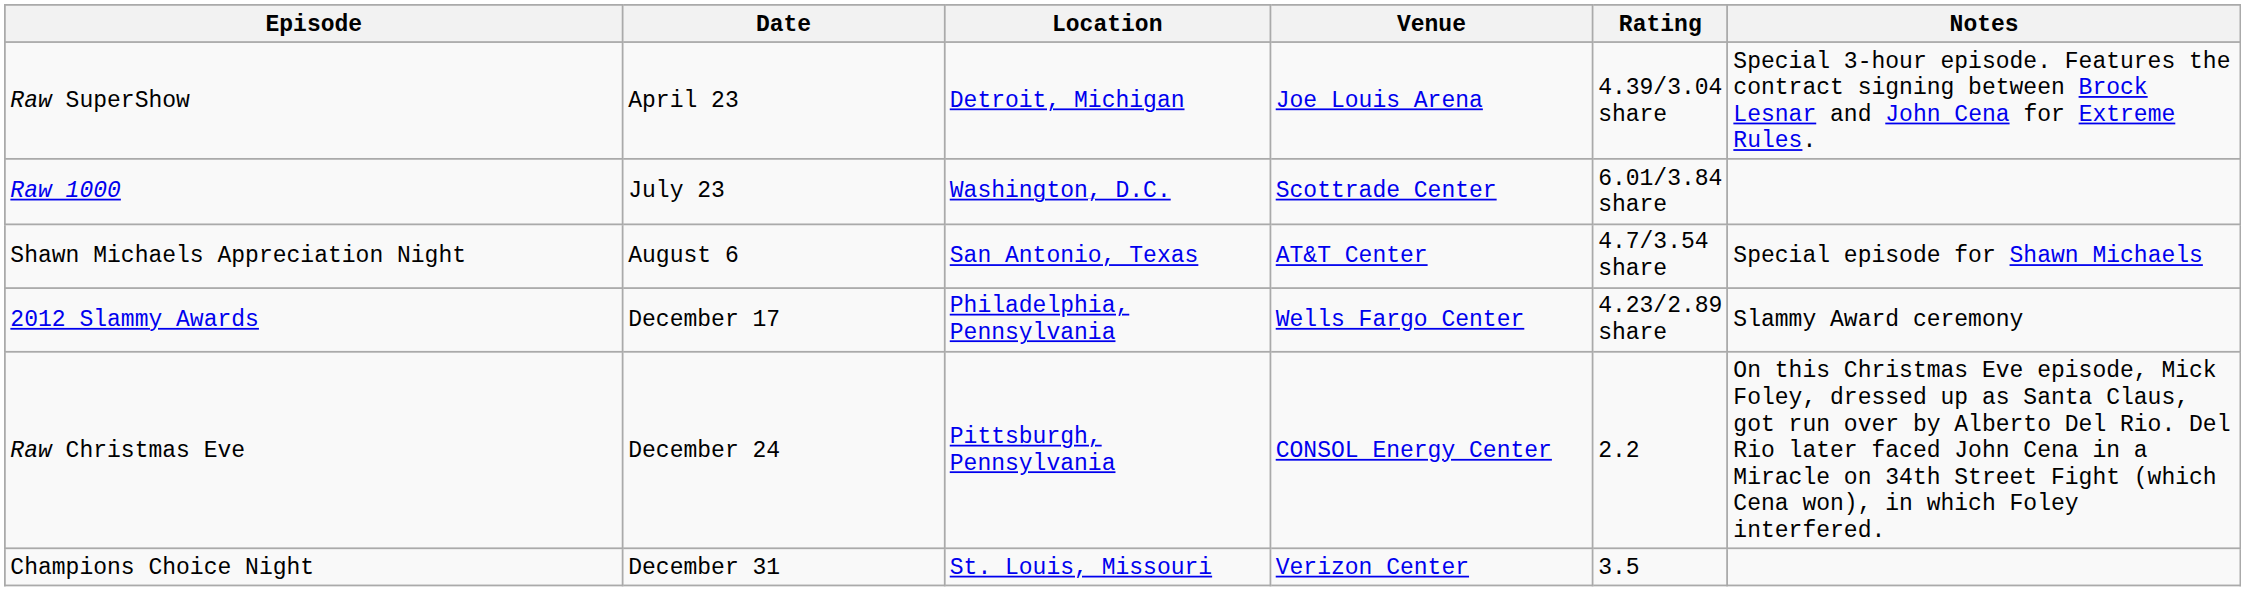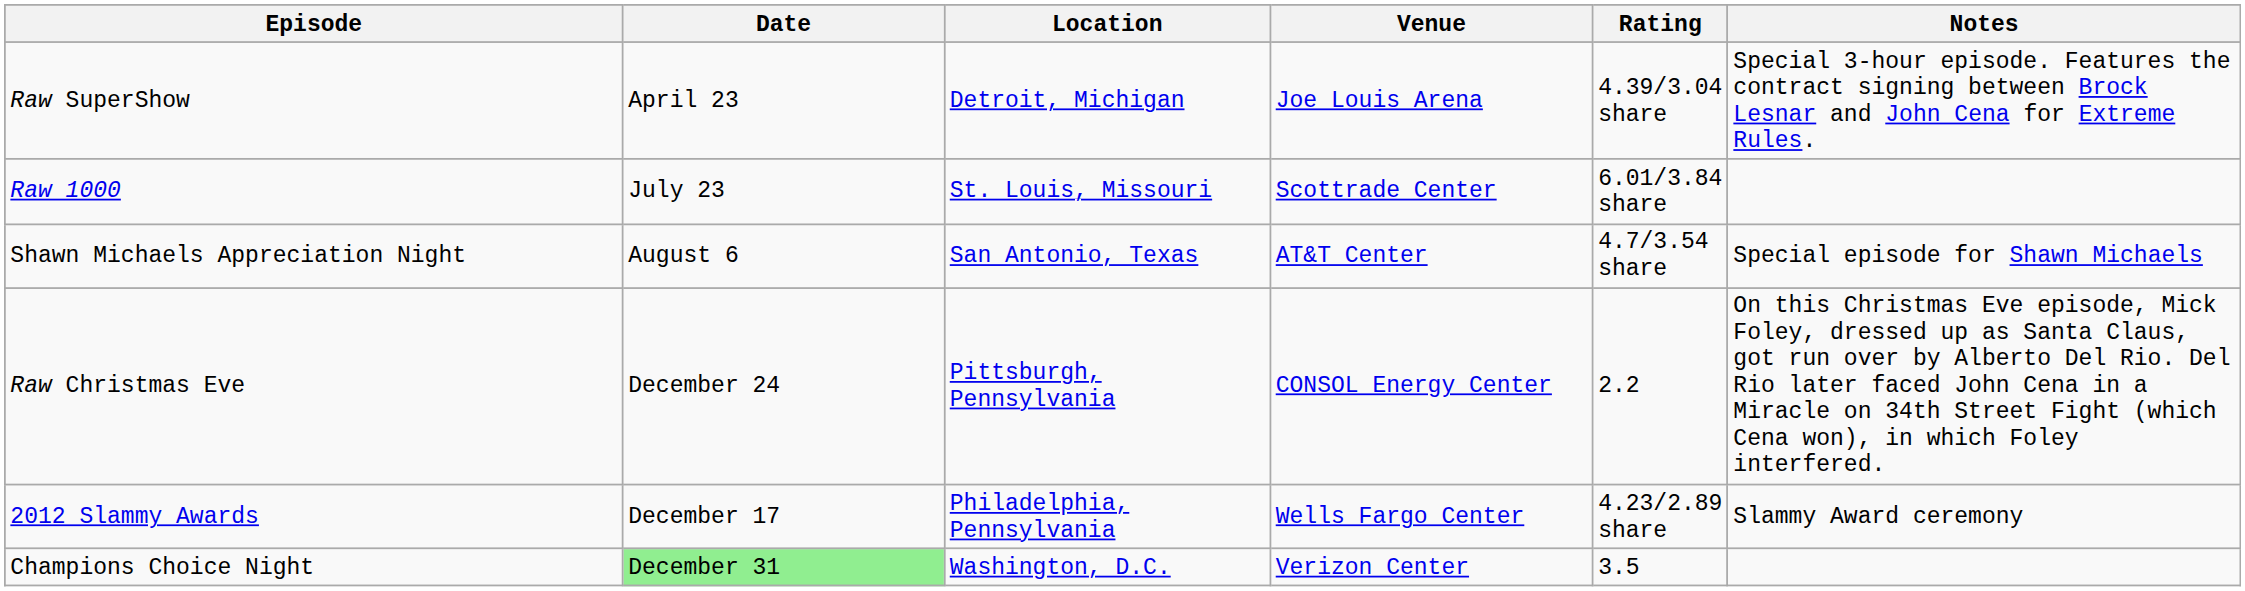(1060, 192) Washington, D.C. -> (1081, 192) St. Louis, Missouri
rows swapped: (135, 320) <-> (128, 450)
(704, 567) no background -> (704, 567) lightgreen background
(1081, 567) St. Louis, Missouri -> (1060, 567) Washington, D.C.
